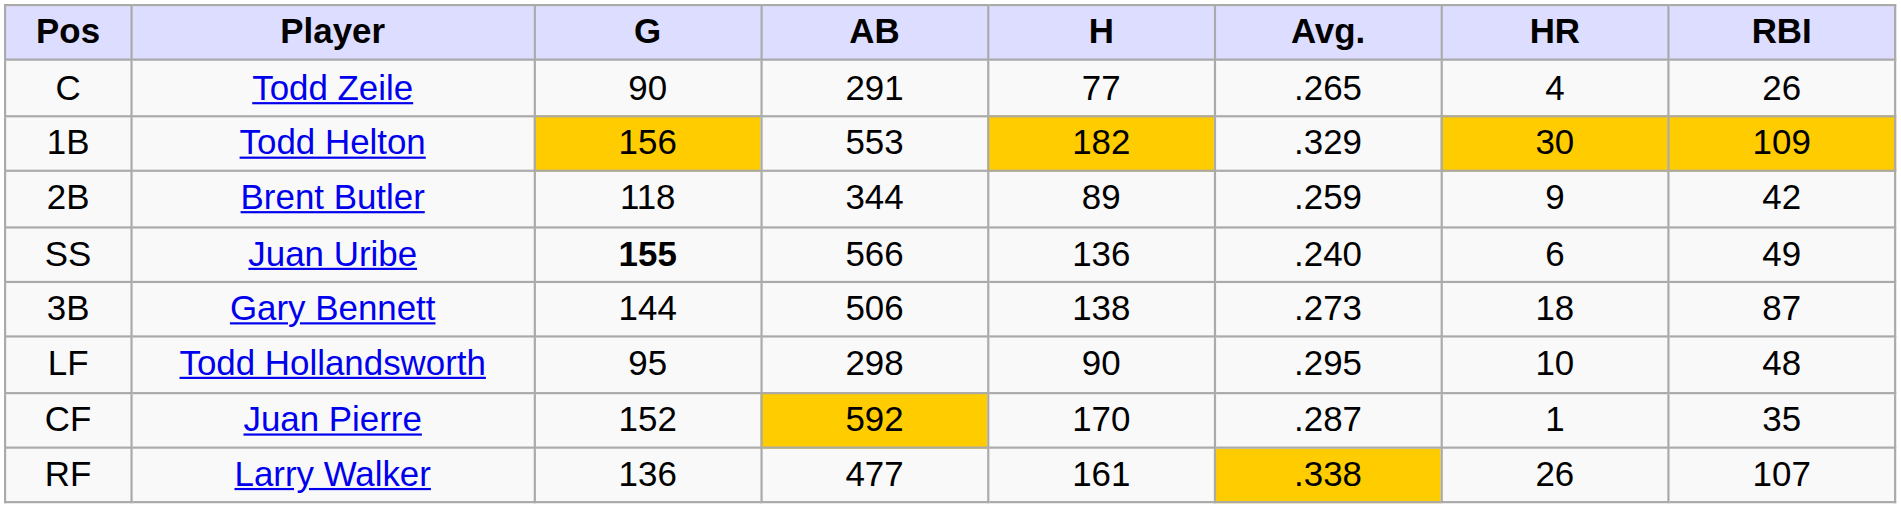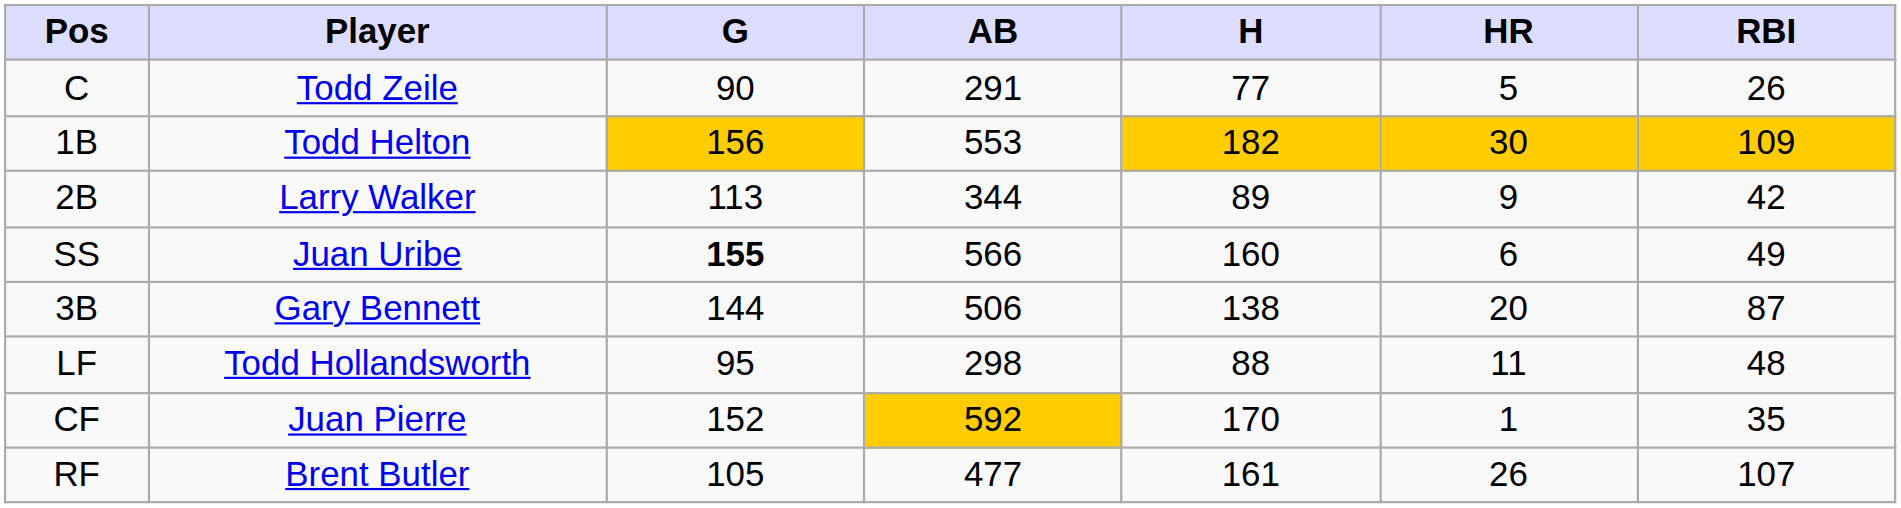- column: (1328, 32)
(1555, 87) 4 -> (1508, 87) 5
(333, 198) Brent Butler -> (377, 198) Larry Walker
(648, 198) 118 -> (735, 198) 113
(1101, 253) 136 -> (1251, 253) 160
(1555, 308) 18 -> (1508, 308) 20
(1101, 364) 90 -> (1251, 364) 88
(1555, 364) 10 -> (1508, 364) 11
(333, 474) Larry Walker -> (377, 474) Brent Butler
(648, 474) 136 -> (735, 474) 105
